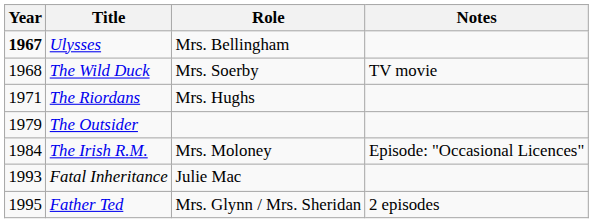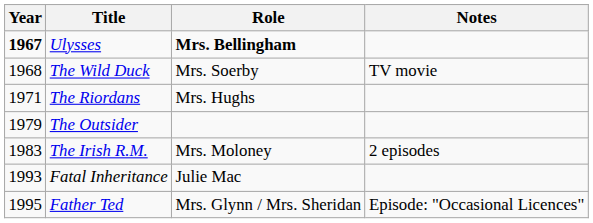(232, 44) normal -> (236, 44) bold
(25, 151) 1984 -> (25, 151) 1983
(477, 151) Episode: "Occasional Licences" -> (404, 151) 2 episodes
(404, 204) 2 episodes -> (477, 204) Episode: "Occasional Licences"
